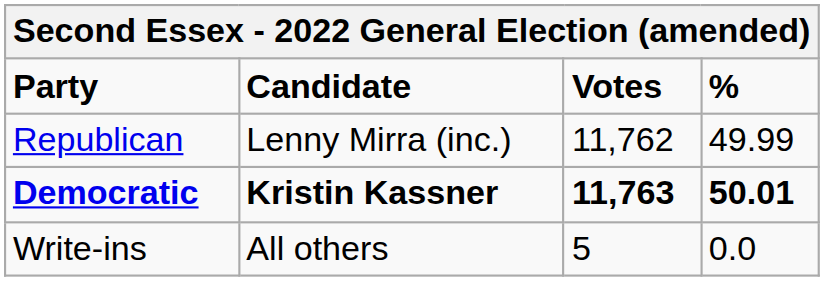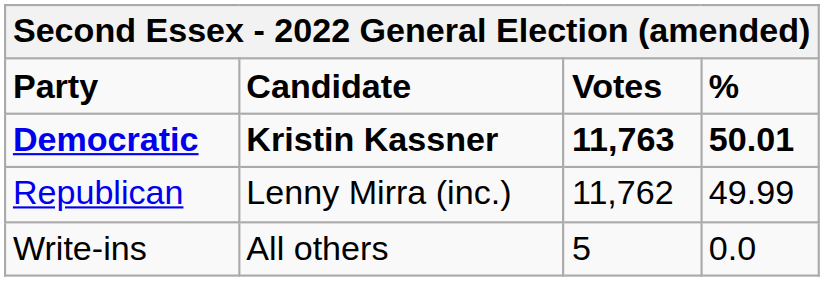rows swapped: (98, 139) <-> (106, 193)
